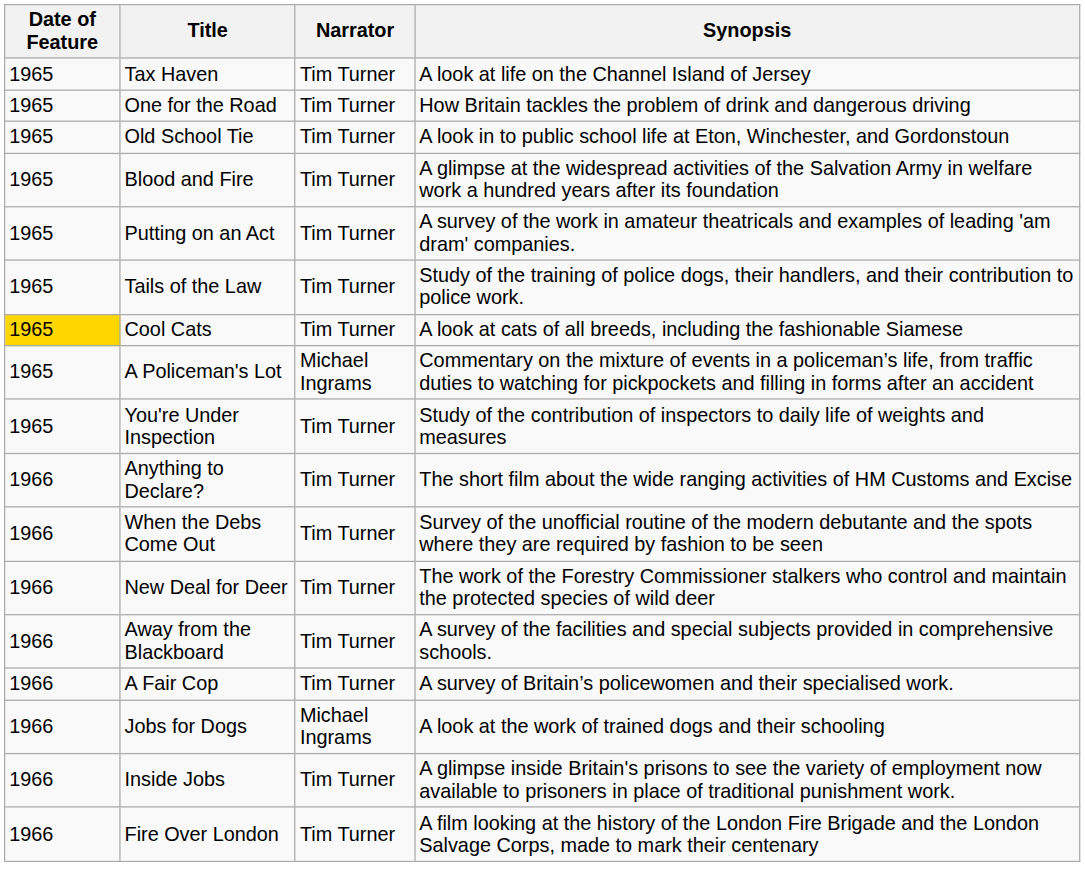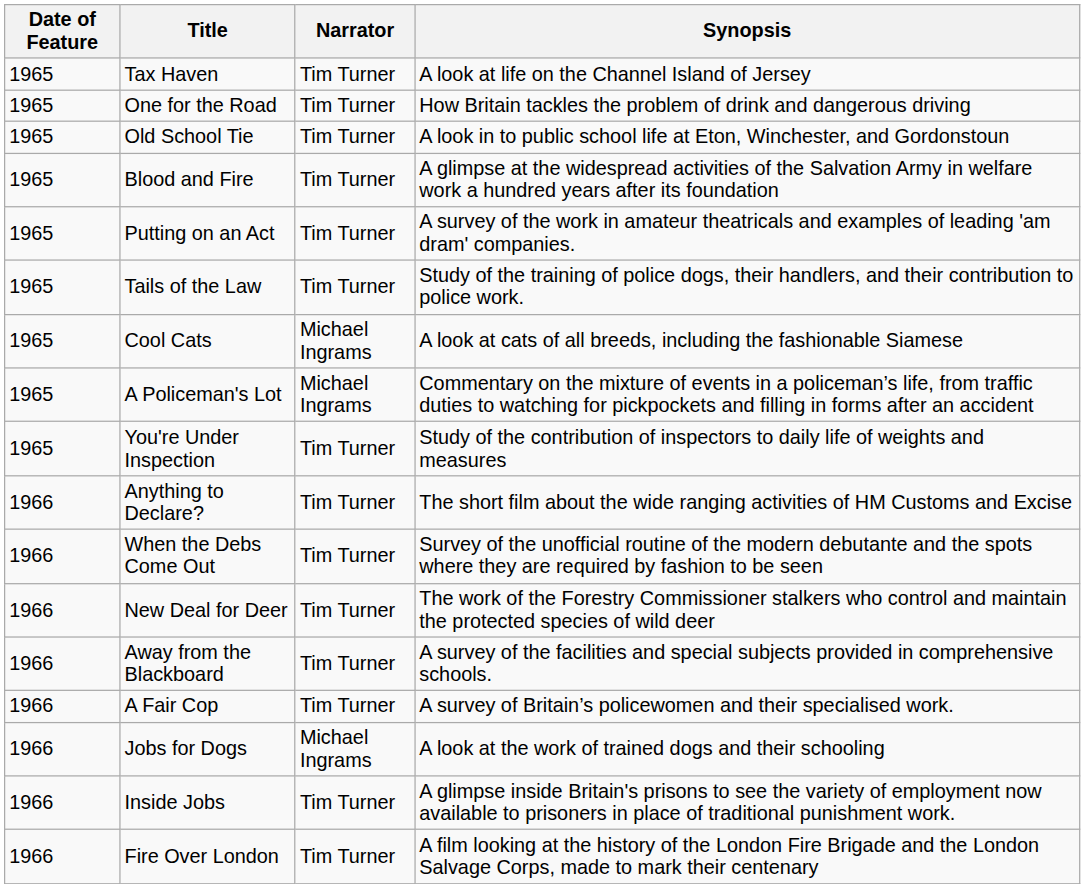(31, 329) gold background -> (31, 340) no background
(348, 329) Tim Turner -> (336, 340) Michael Ingrams
